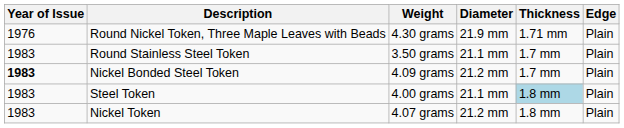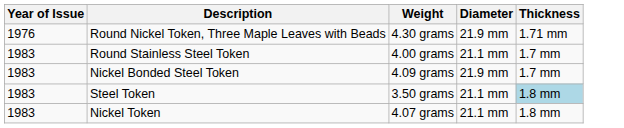- column: (601, 14)
(423, 53) 3.50 grams -> (423, 53) 4.00 grams
(21, 73) bold -> (21, 73) normal
(484, 73) 21.2 mm -> (484, 73) 21.9 mm
(423, 93) 4.00 grams -> (423, 93) 3.50 grams
(484, 113) 21.2 mm -> (484, 113) 21.1 mm
